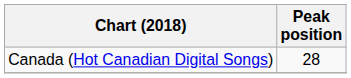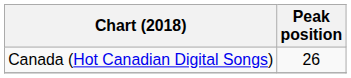(311, 60) 28 -> (311, 60) 26
